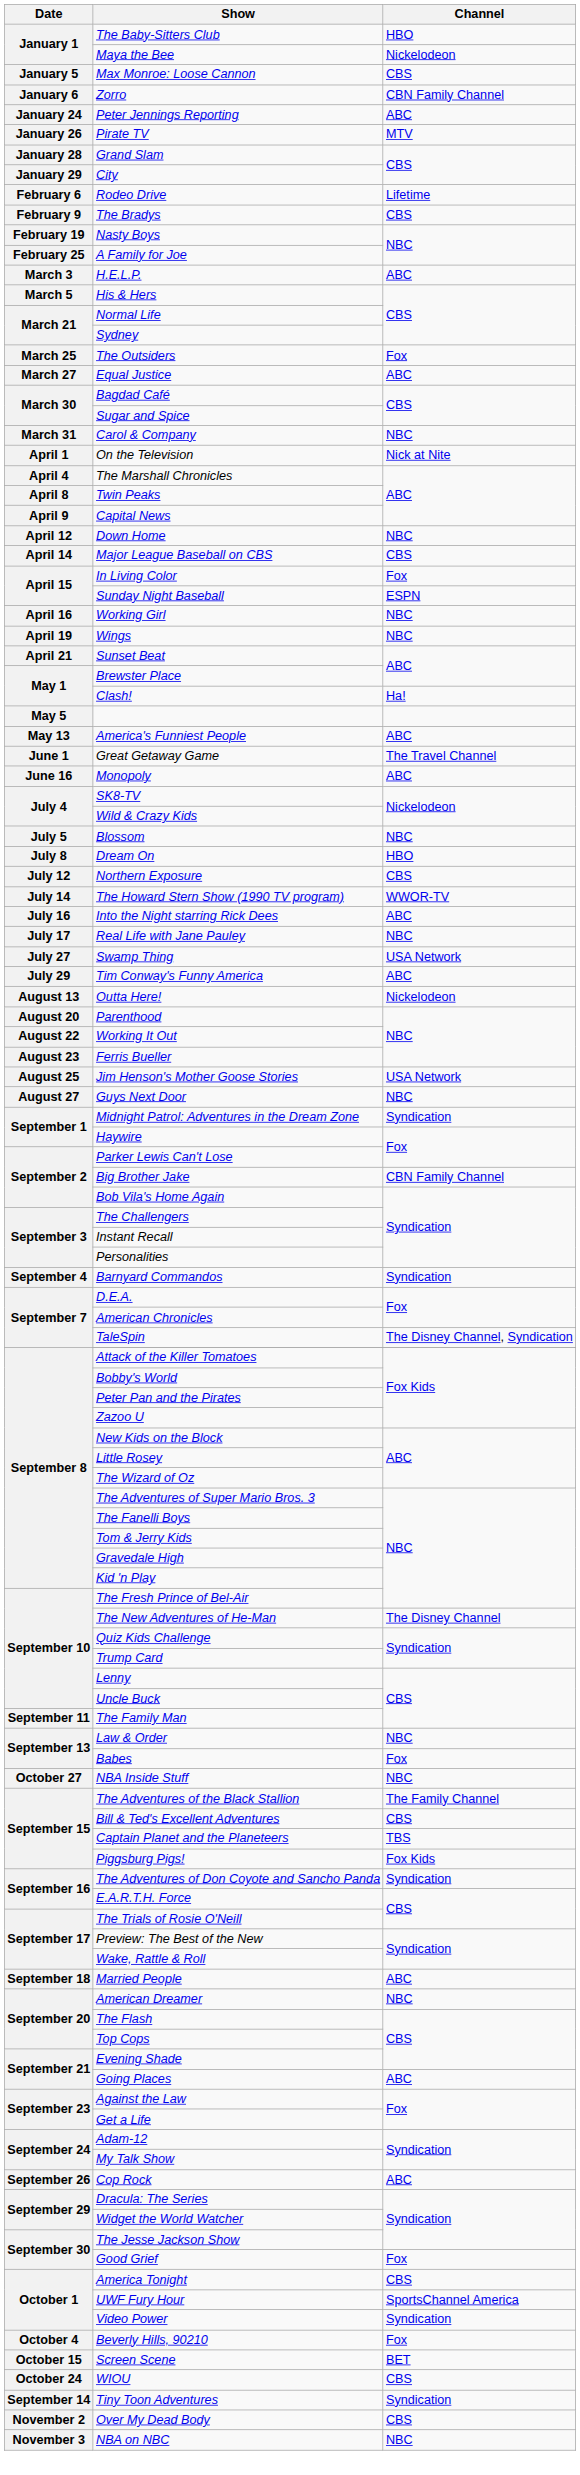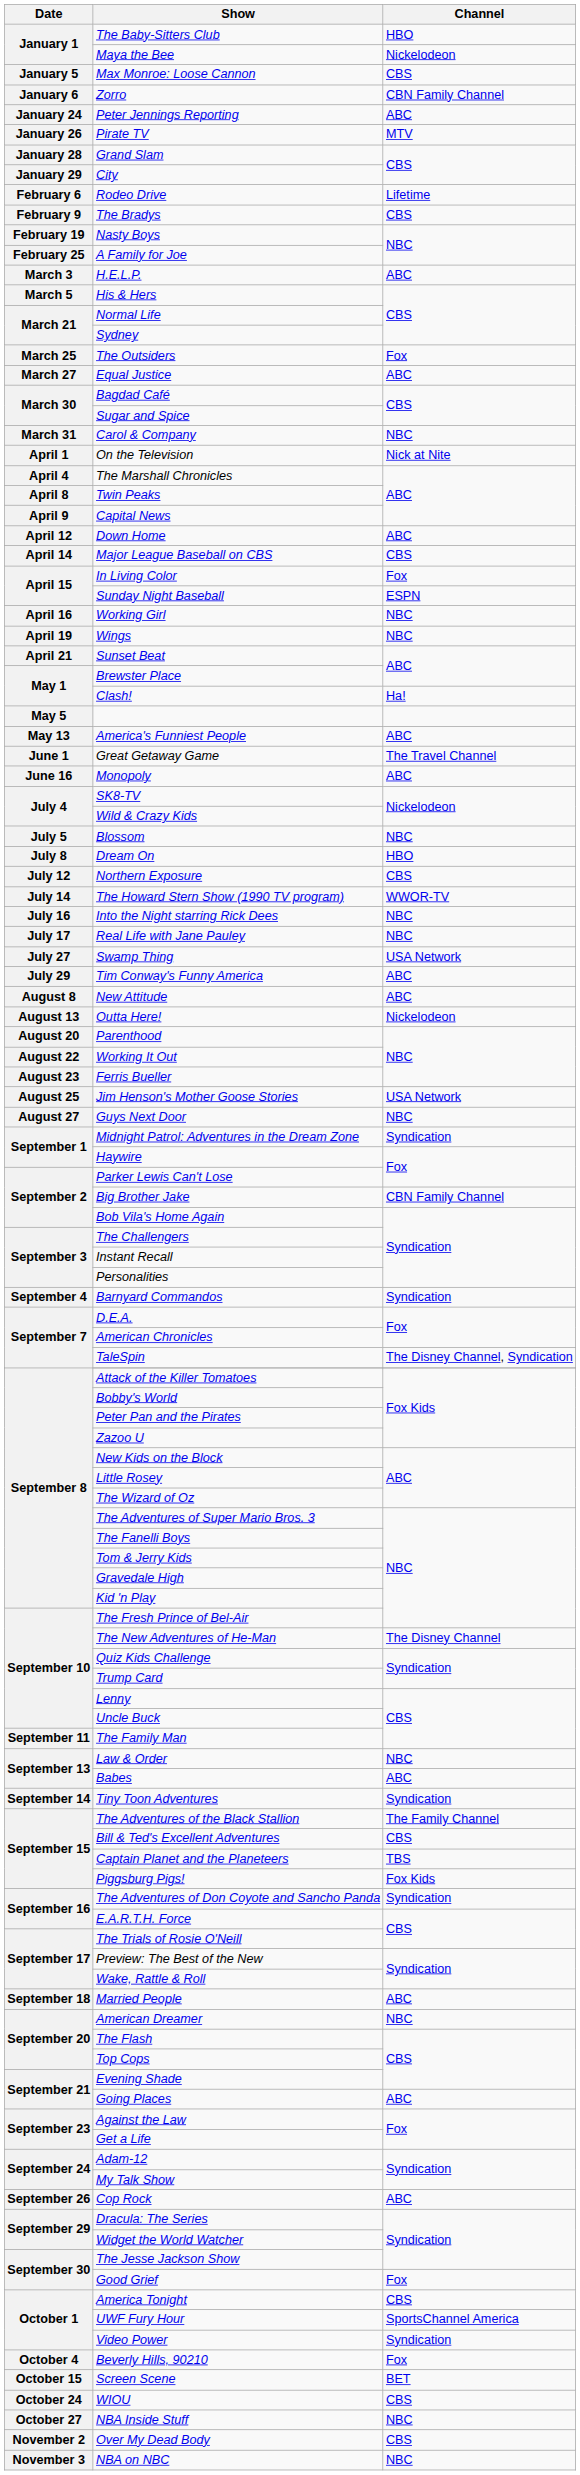(399, 535) NBC -> (399, 535) ABC
(399, 916) ABC -> (399, 916) NBC
+ row: (49, 996)
(397, 1758) Fox -> (399, 1778) ABC
rows swapped: (49, 2400) <-> (49, 1778)
